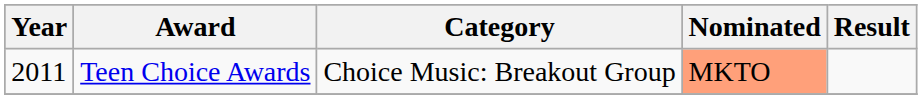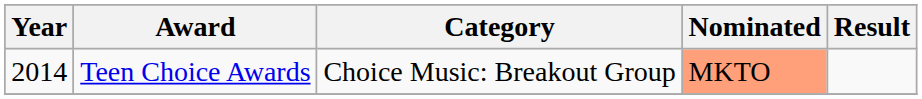(39, 71) 2011 -> (39, 71) 2014
